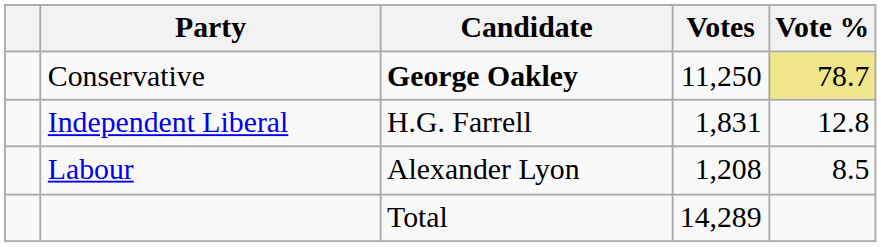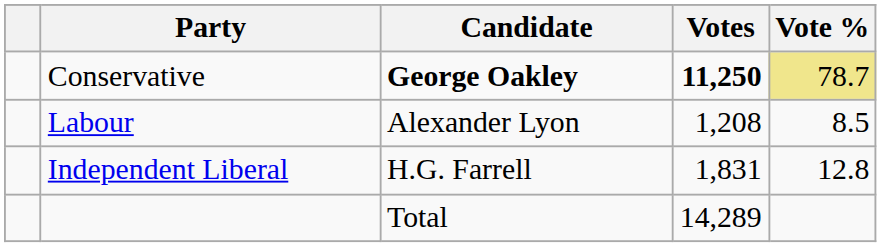(721, 75) normal -> (721, 75) bold
rows swapped: (168, 122) <-> (91, 169)
